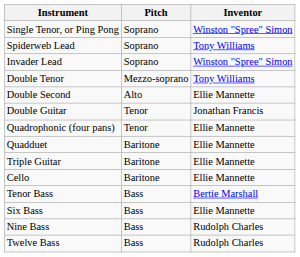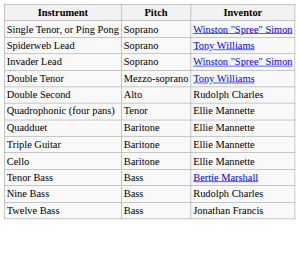(224, 95) Ellie Mannette -> (228, 95) Rudolph Charles
- row: (37, 111)
- row: (25, 210)
(228, 243) Rudolph Charles -> (228, 210) Jonathan Francis
